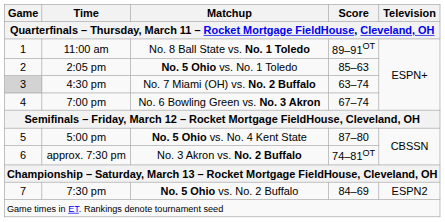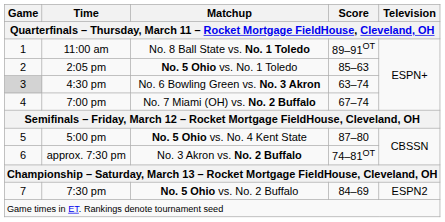(229, 85) No. 7 Miami (OH) vs. No. 2 Buffalo -> (229, 85) No. 6 Bowling Green vs. No. 3 Akron
(229, 102) No. 6 Bowling Green vs. No. 3 Akron -> (229, 102) No. 7 Miami (OH) vs. No. 2 Buffalo
